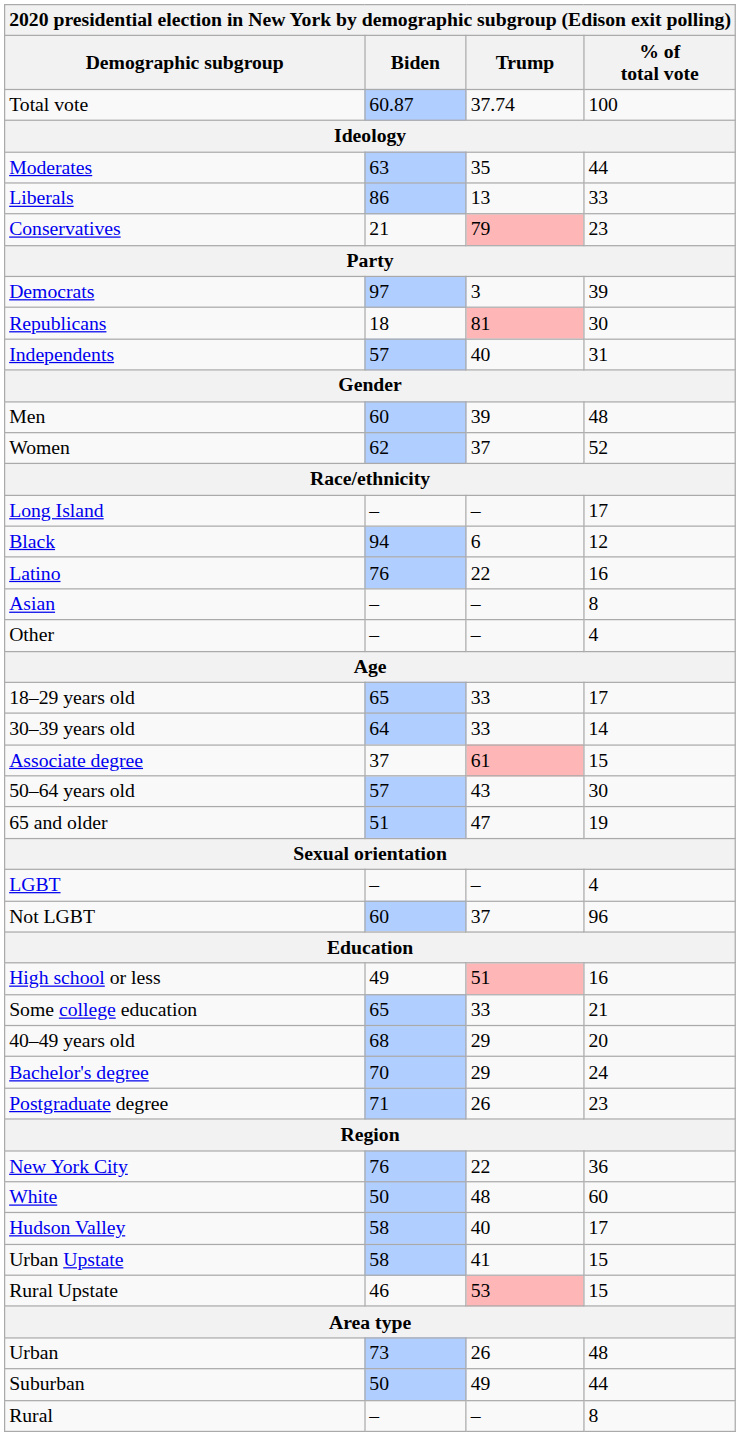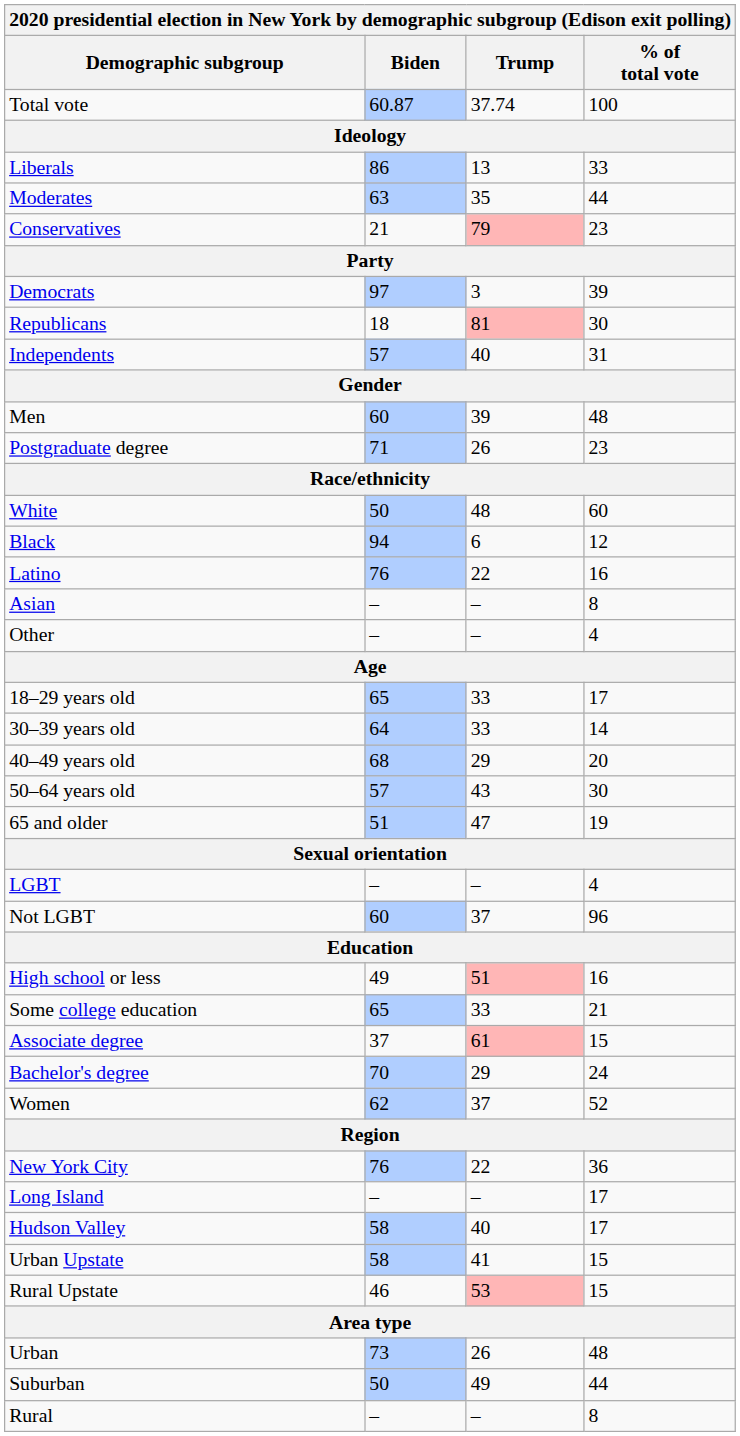rows swapped: (41, 198) <-> (51, 167)
rows swapped: (40, 447) <-> (89, 1103)
rows swapped: (33, 1197) <-> (56, 510)
rows swapped: (72, 1041) <-> (76, 760)
